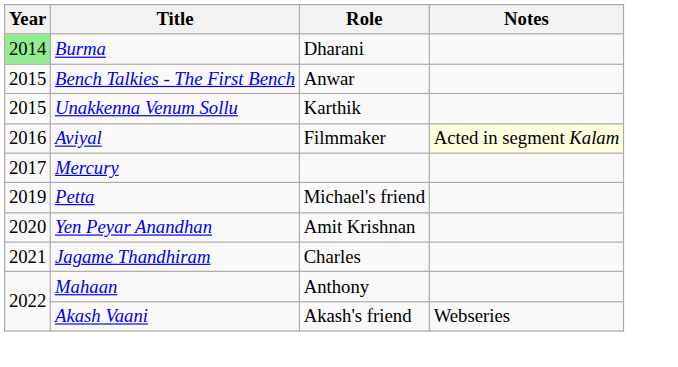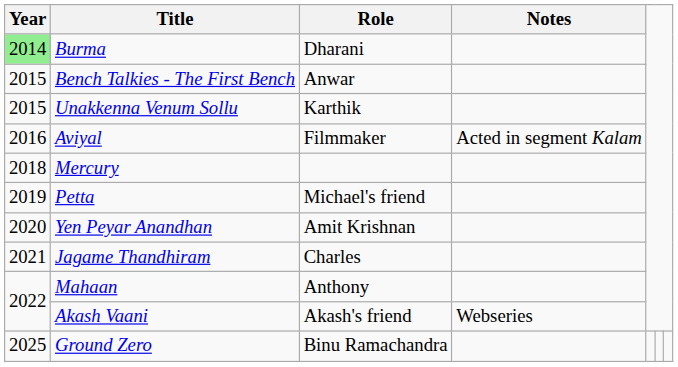(526, 138) lightyellow background -> (549, 138) no background
(28, 167) 2017 -> (28, 167) 2018
+ row: (103, 345)
